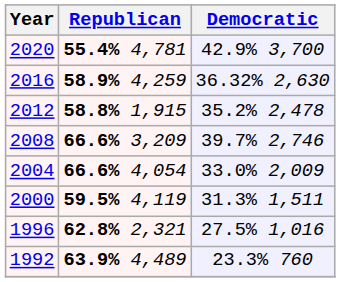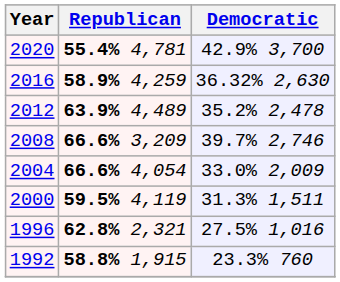(125, 111) 58.8% 1,915 -> (125, 111) 63.9% 4,489
(125, 261) 63.9% 4,489 -> (125, 261) 58.8% 1,915
